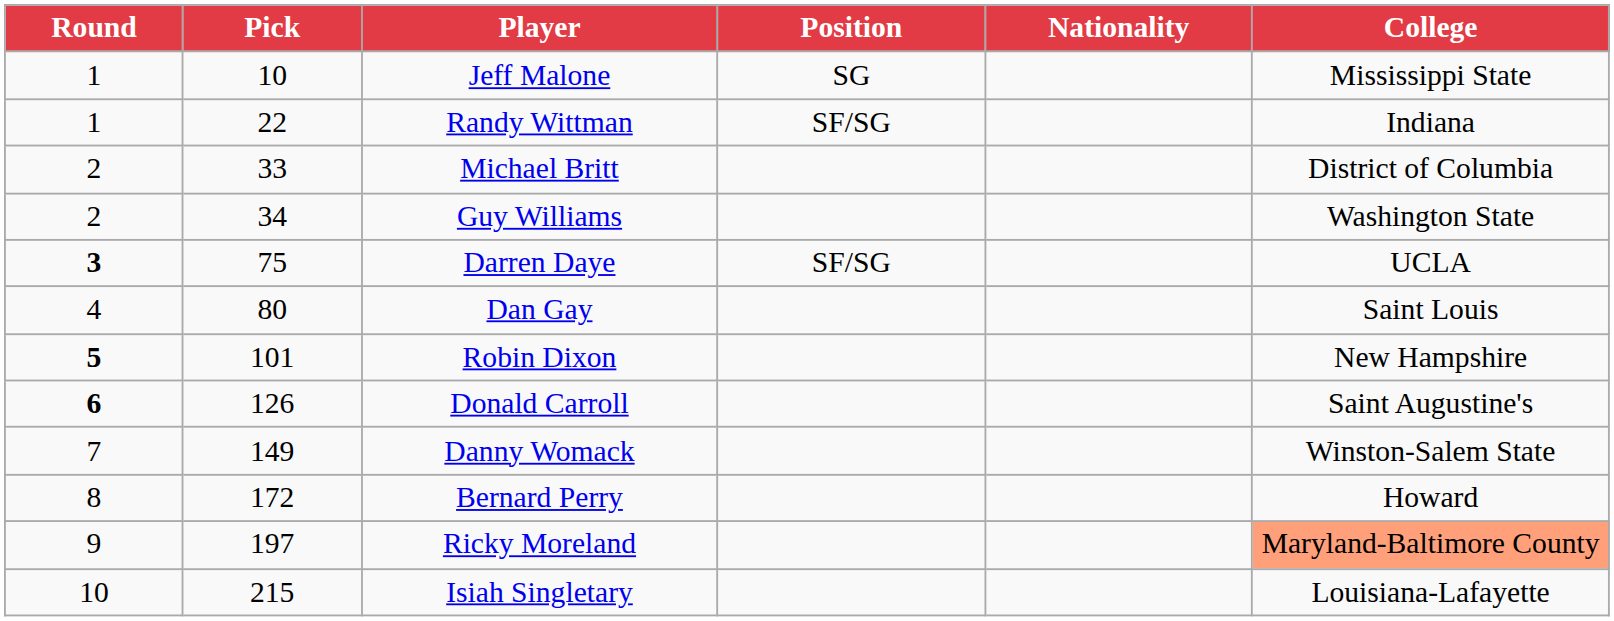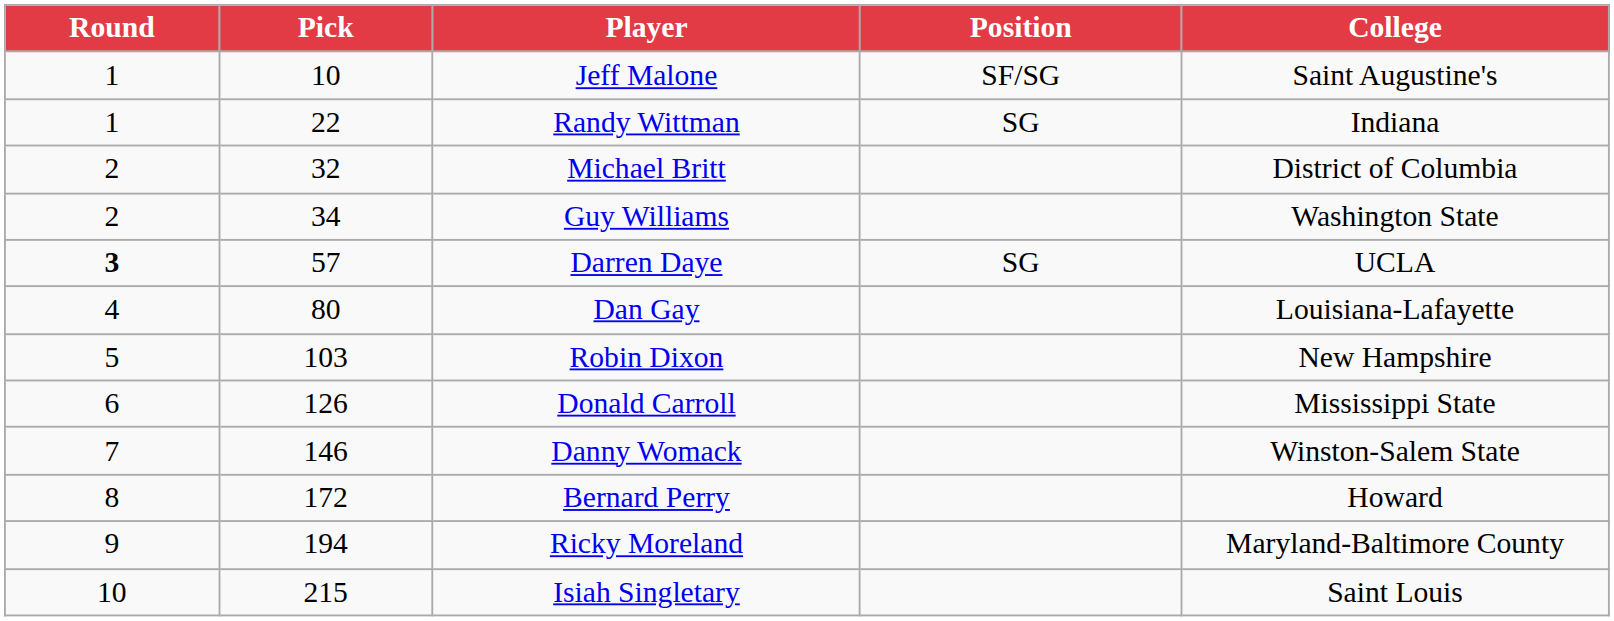- column: (1119, 27)
(851, 74) SG -> (1021, 74) SF/SG
(1431, 74) Mississippi State -> (1395, 74) Saint Augustine's
(851, 121) SF/SG -> (1021, 121) SG
(272, 168) 33 -> (326, 168) 32
(272, 262) 75 -> (326, 262) 57
(851, 262) SF/SG -> (1021, 262) SG
(1431, 309) Saint Louis -> (1395, 309) Louisiana-Lafayette
(94, 356) bold -> (112, 356) normal
(272, 356) 101 -> (326, 356) 103
(94, 403) bold -> (112, 403) normal
(1431, 403) Saint Augustine's -> (1395, 403) Mississippi State
(272, 450) 149 -> (326, 450) 146
(272, 544) 197 -> (326, 544) 194
(1431, 544) lightsalmon background -> (1395, 544) no background
(1431, 591) Louisiana-Lafayette -> (1395, 591) Saint Louis
